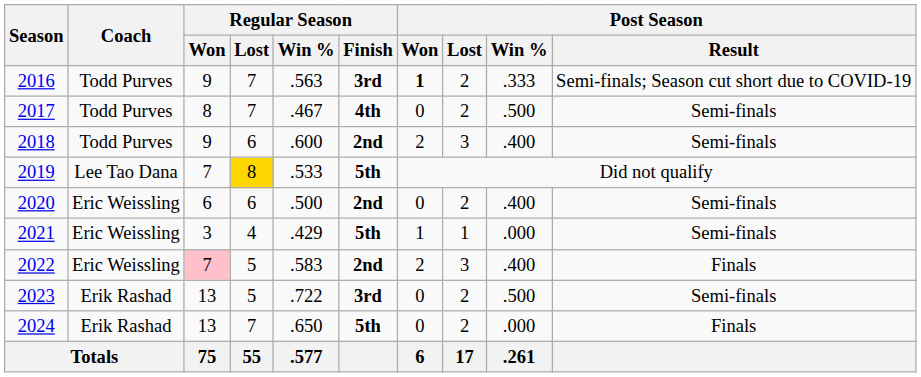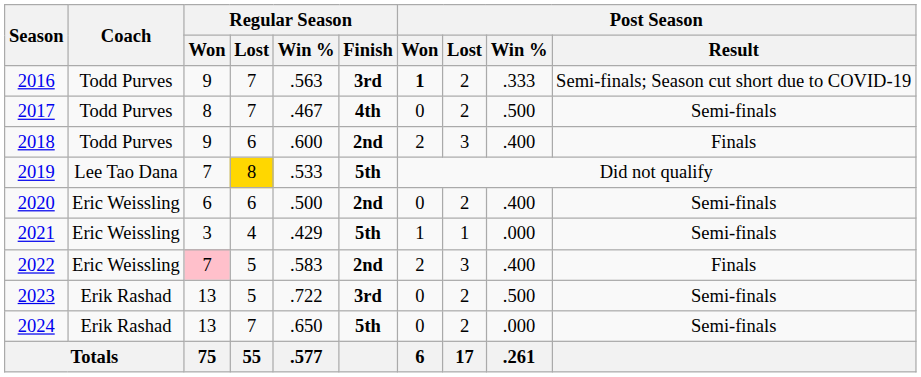(734, 142) Semi-finals -> (734, 142) Finals
(734, 325) Finals -> (734, 325) Semi-finals
